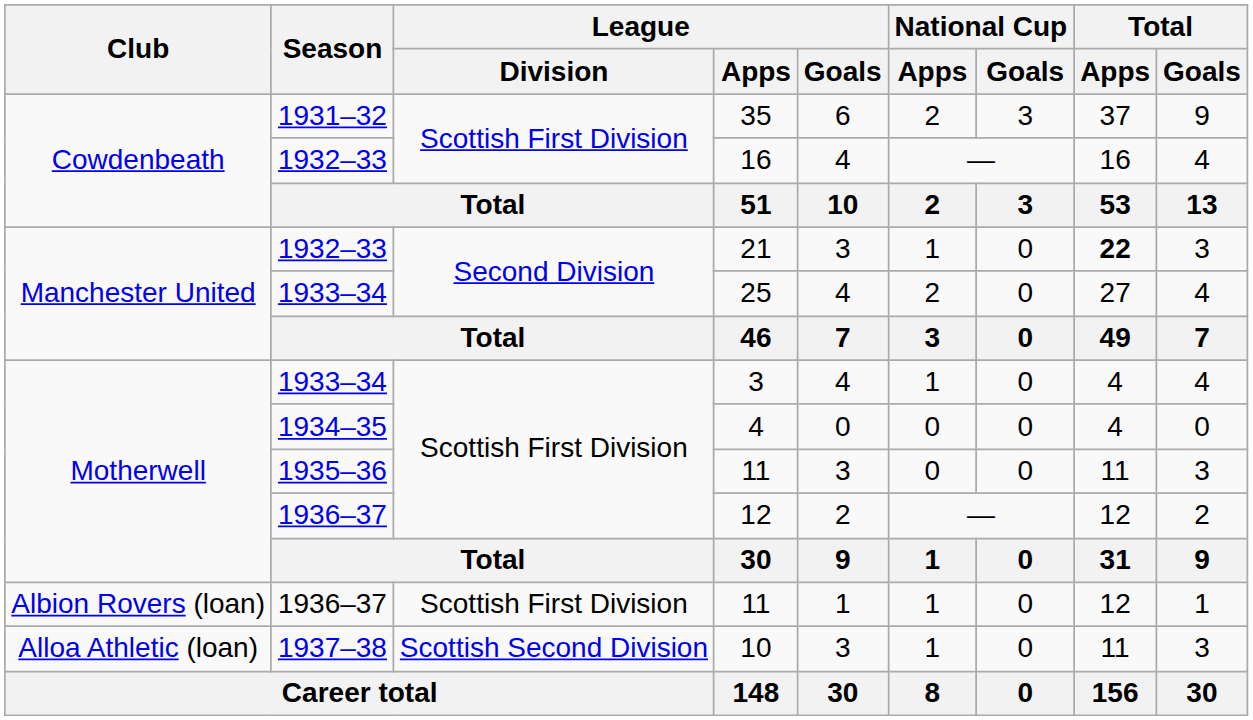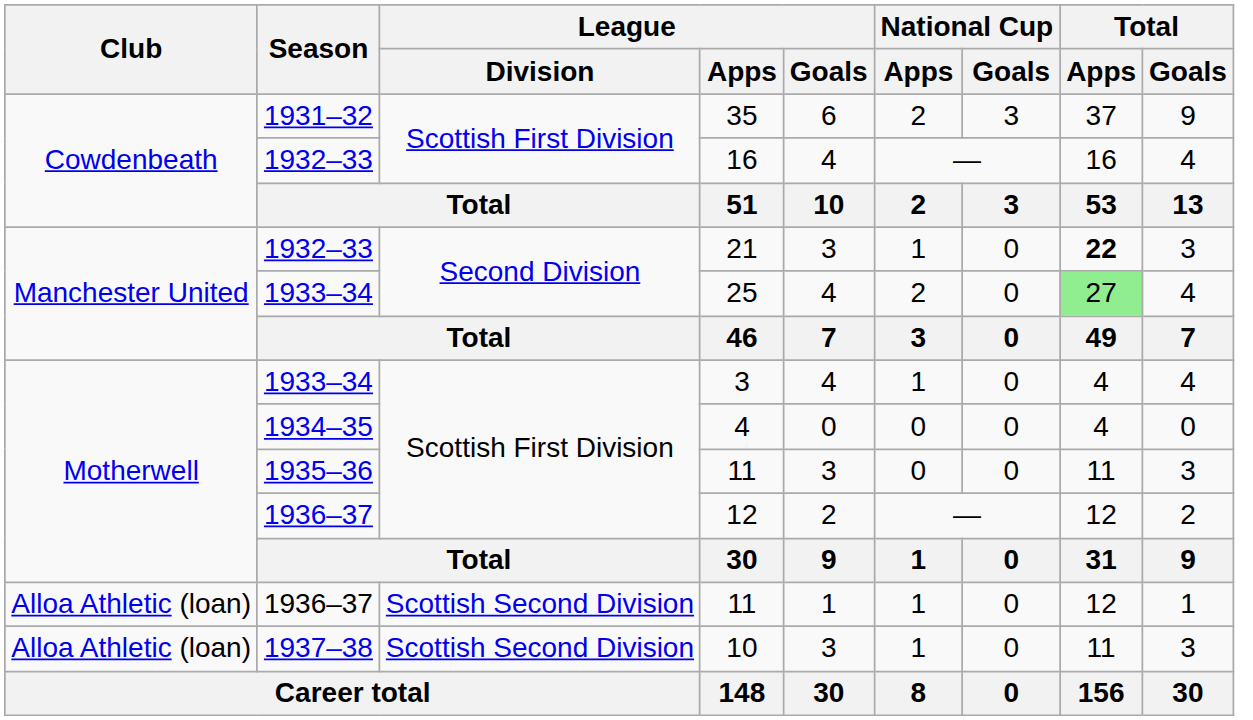(1115, 293) no background -> (1101, 293) lightgreen background
(138, 603) Albion Rovers (loan) -> (131, 603) Alloa Athletic (loan)
(554, 603) Scottish First Division -> (540, 603) Scottish Second Division
